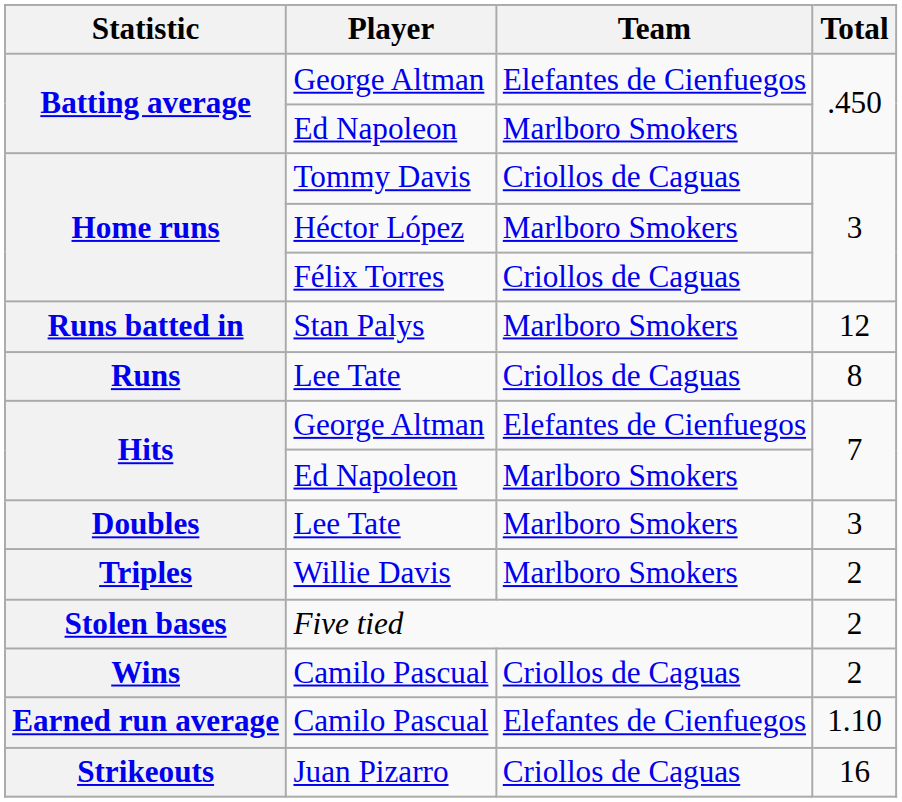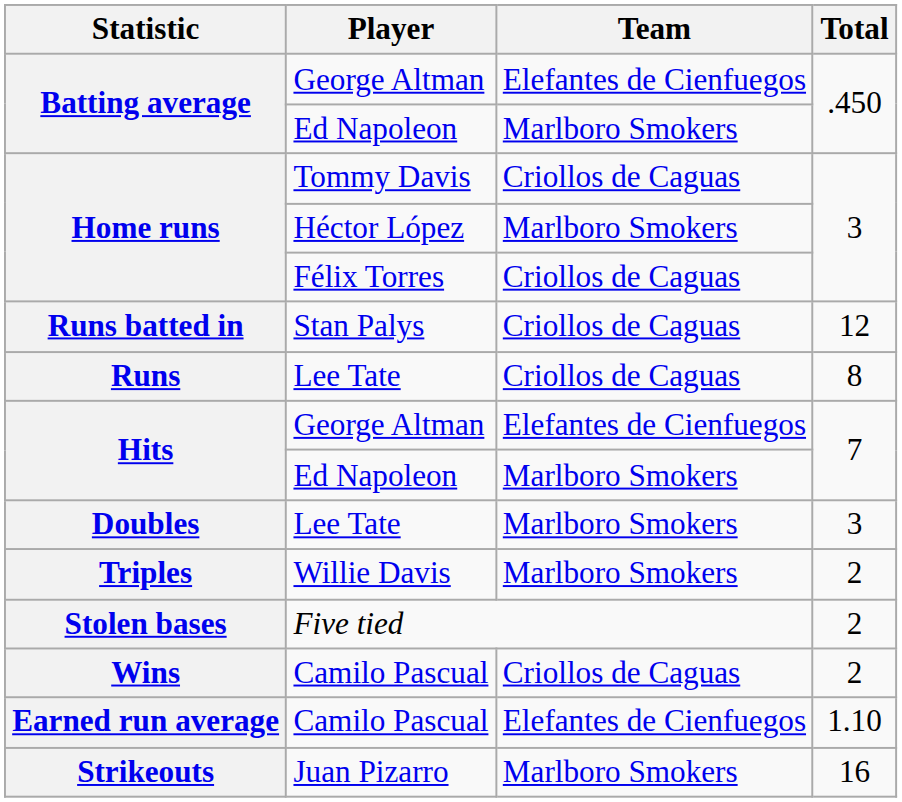(620, 326) Marlboro Smokers -> (622, 326) Criollos de Caguas
(622, 771) Criollos de Caguas -> (620, 771) Marlboro Smokers
